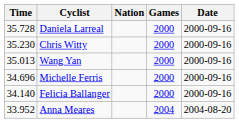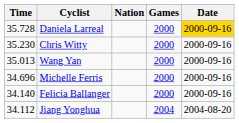(208, 28) no background -> (208, 28) gold background
+ row: (70, 110)
- row: (67, 110)
